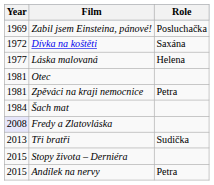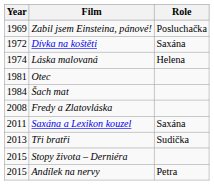(17, 60) 1977 -> (17, 60) 1974
- row: (87, 92)
(17, 124) lavender background -> (17, 108) no background
+ row: (81, 124)
